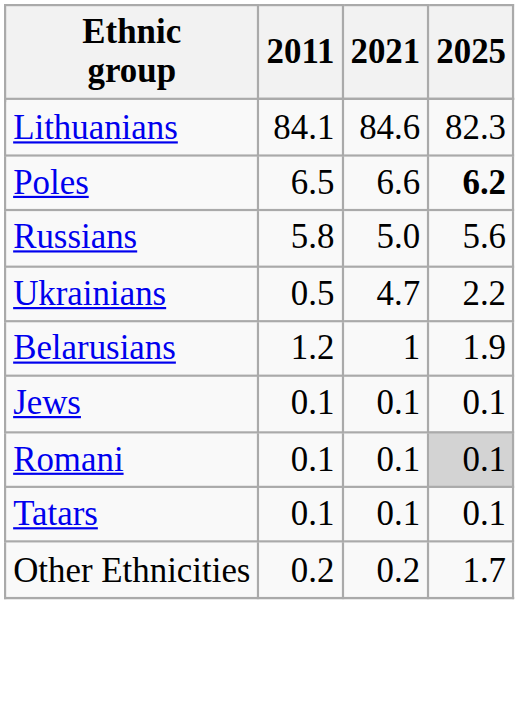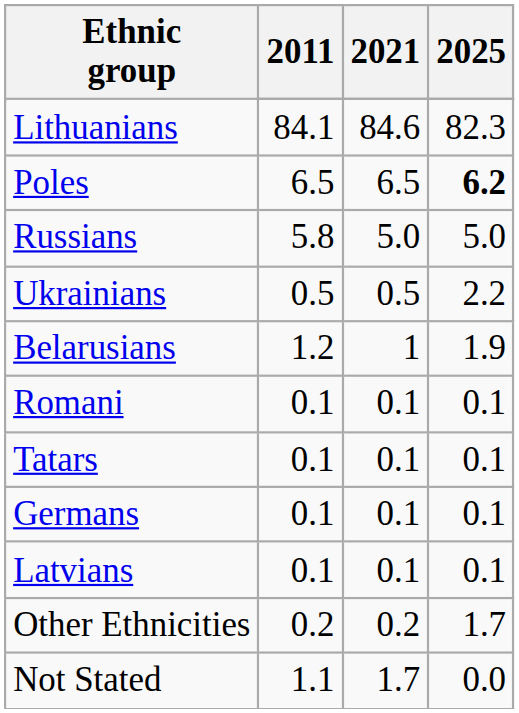(398, 182) 6.6 -> (398, 182) 6.5
(484, 237) 5.6 -> (484, 237) 5.0
(398, 292) 4.7 -> (398, 292) 0.5
- row: (47, 403)
(484, 458) lightgrey background -> (484, 403) no background
+ row: (76, 513)
+ row: (73, 569)
+ row: (87, 679)
